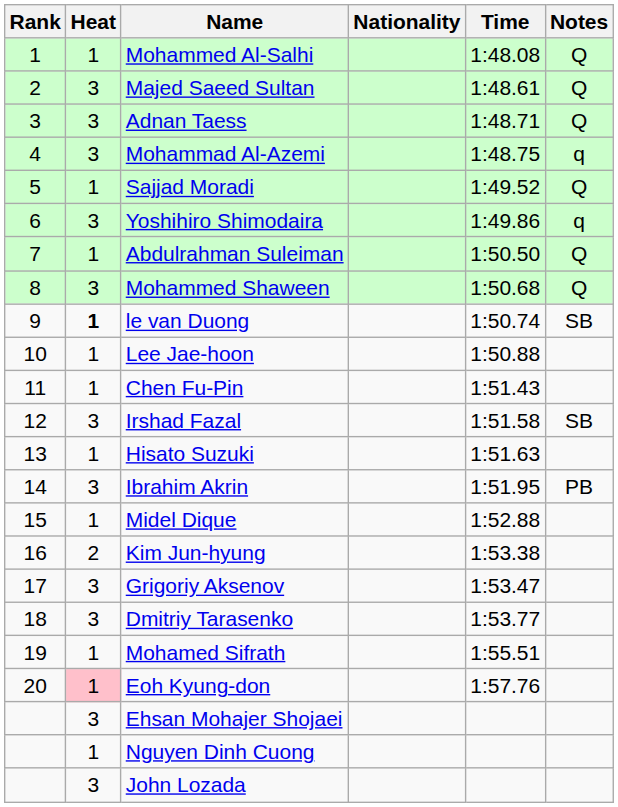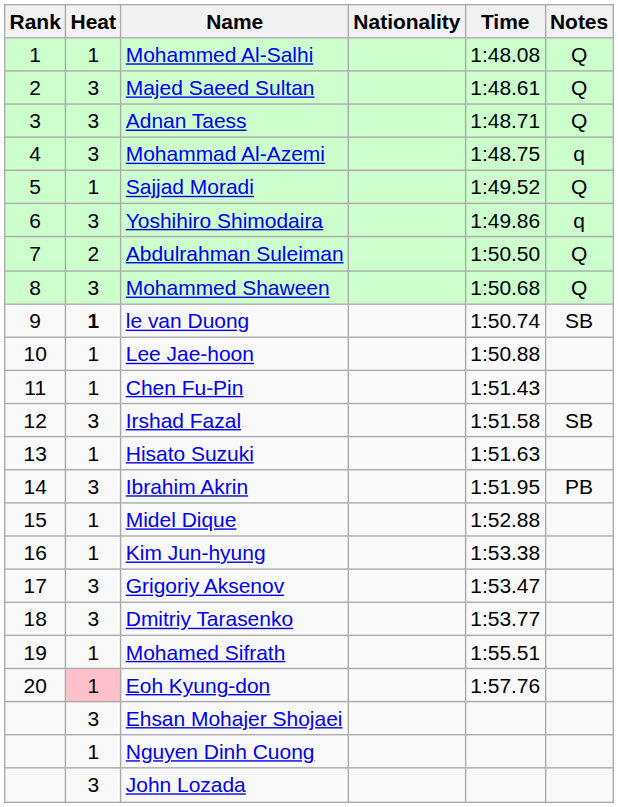(93, 254) 1 -> (93, 254) 2
(93, 553) 2 -> (93, 553) 1
